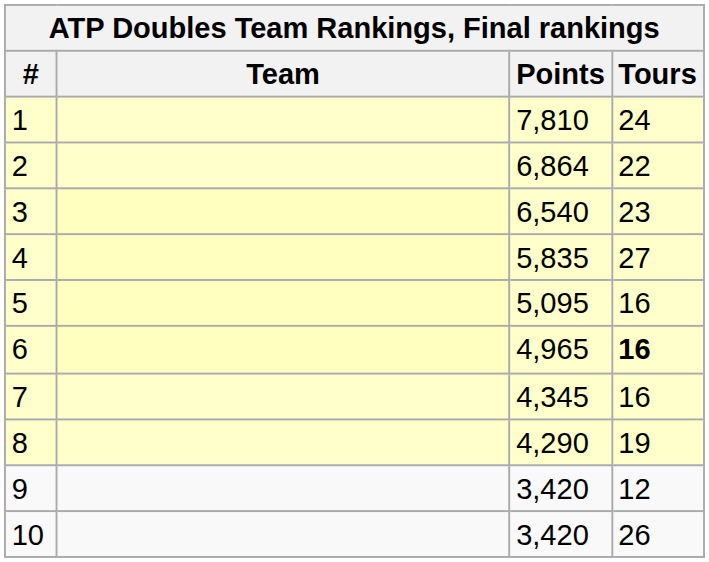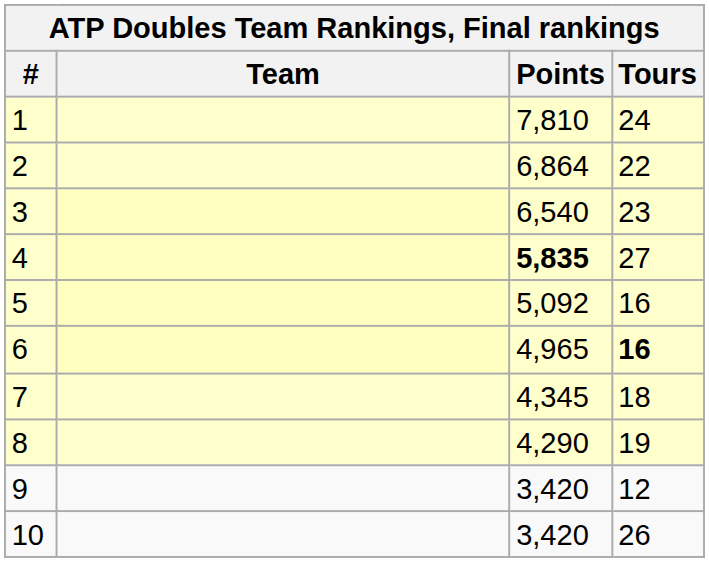(552, 258) normal -> (552, 258) bold
(552, 304) 5,095 -> (552, 304) 5,092
(634, 396) 16 -> (634, 396) 18
